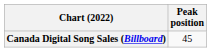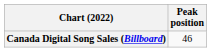(187, 39) 45 -> (187, 39) 46
